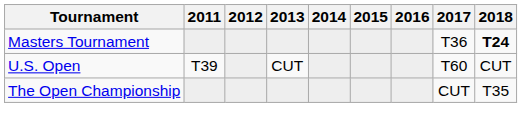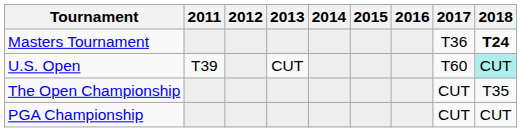(496, 66) no background -> (496, 66) paleturquoise background
+ row: (76, 115)
